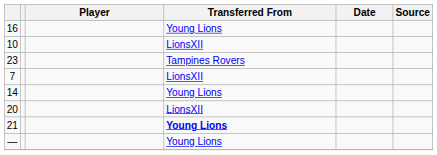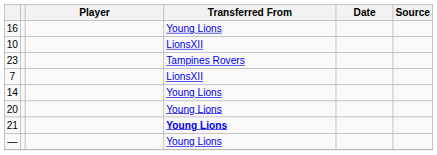(185, 109) LionsXII -> (194, 109) Young Lions
